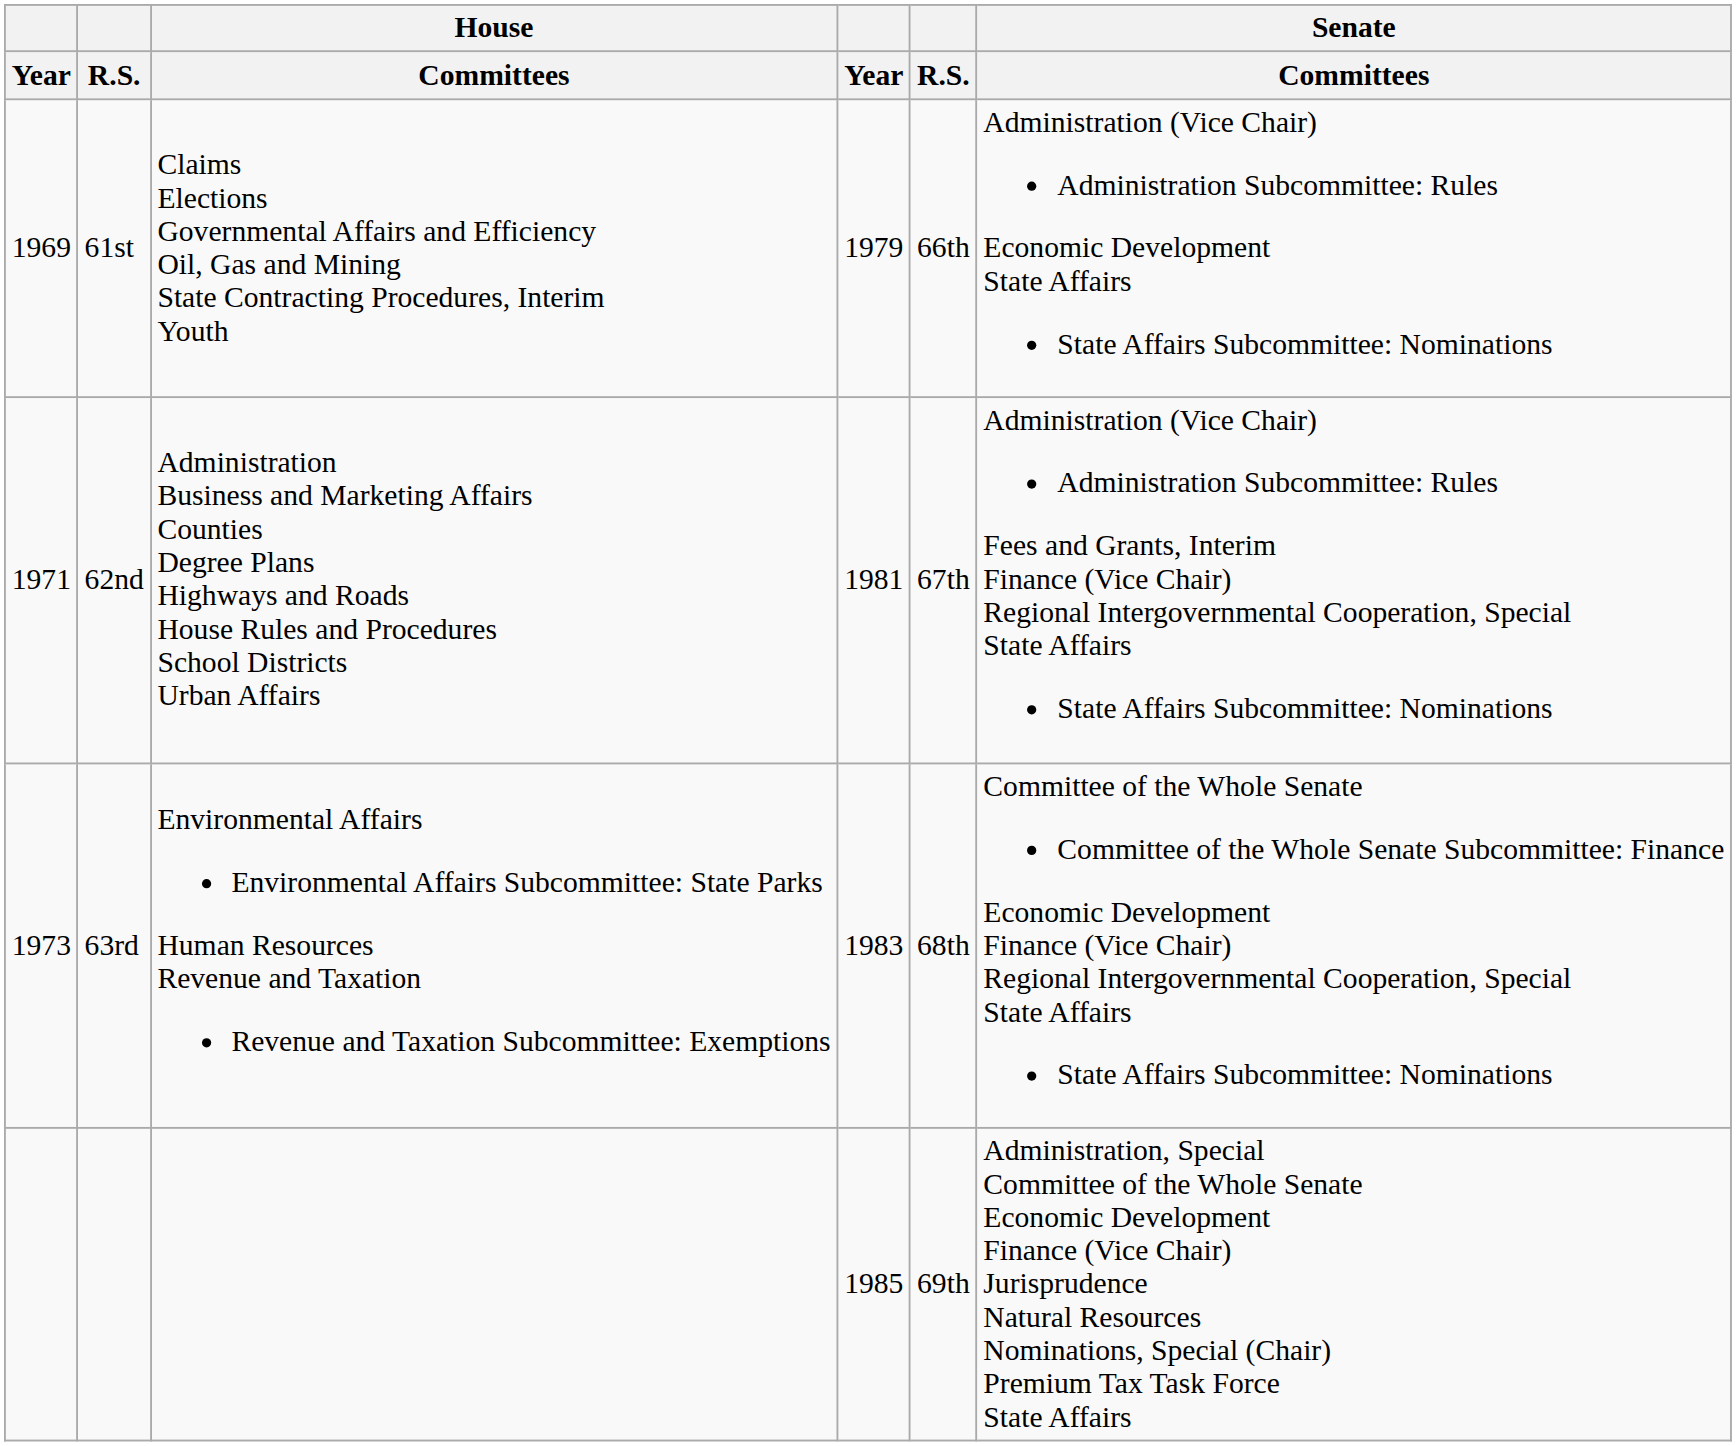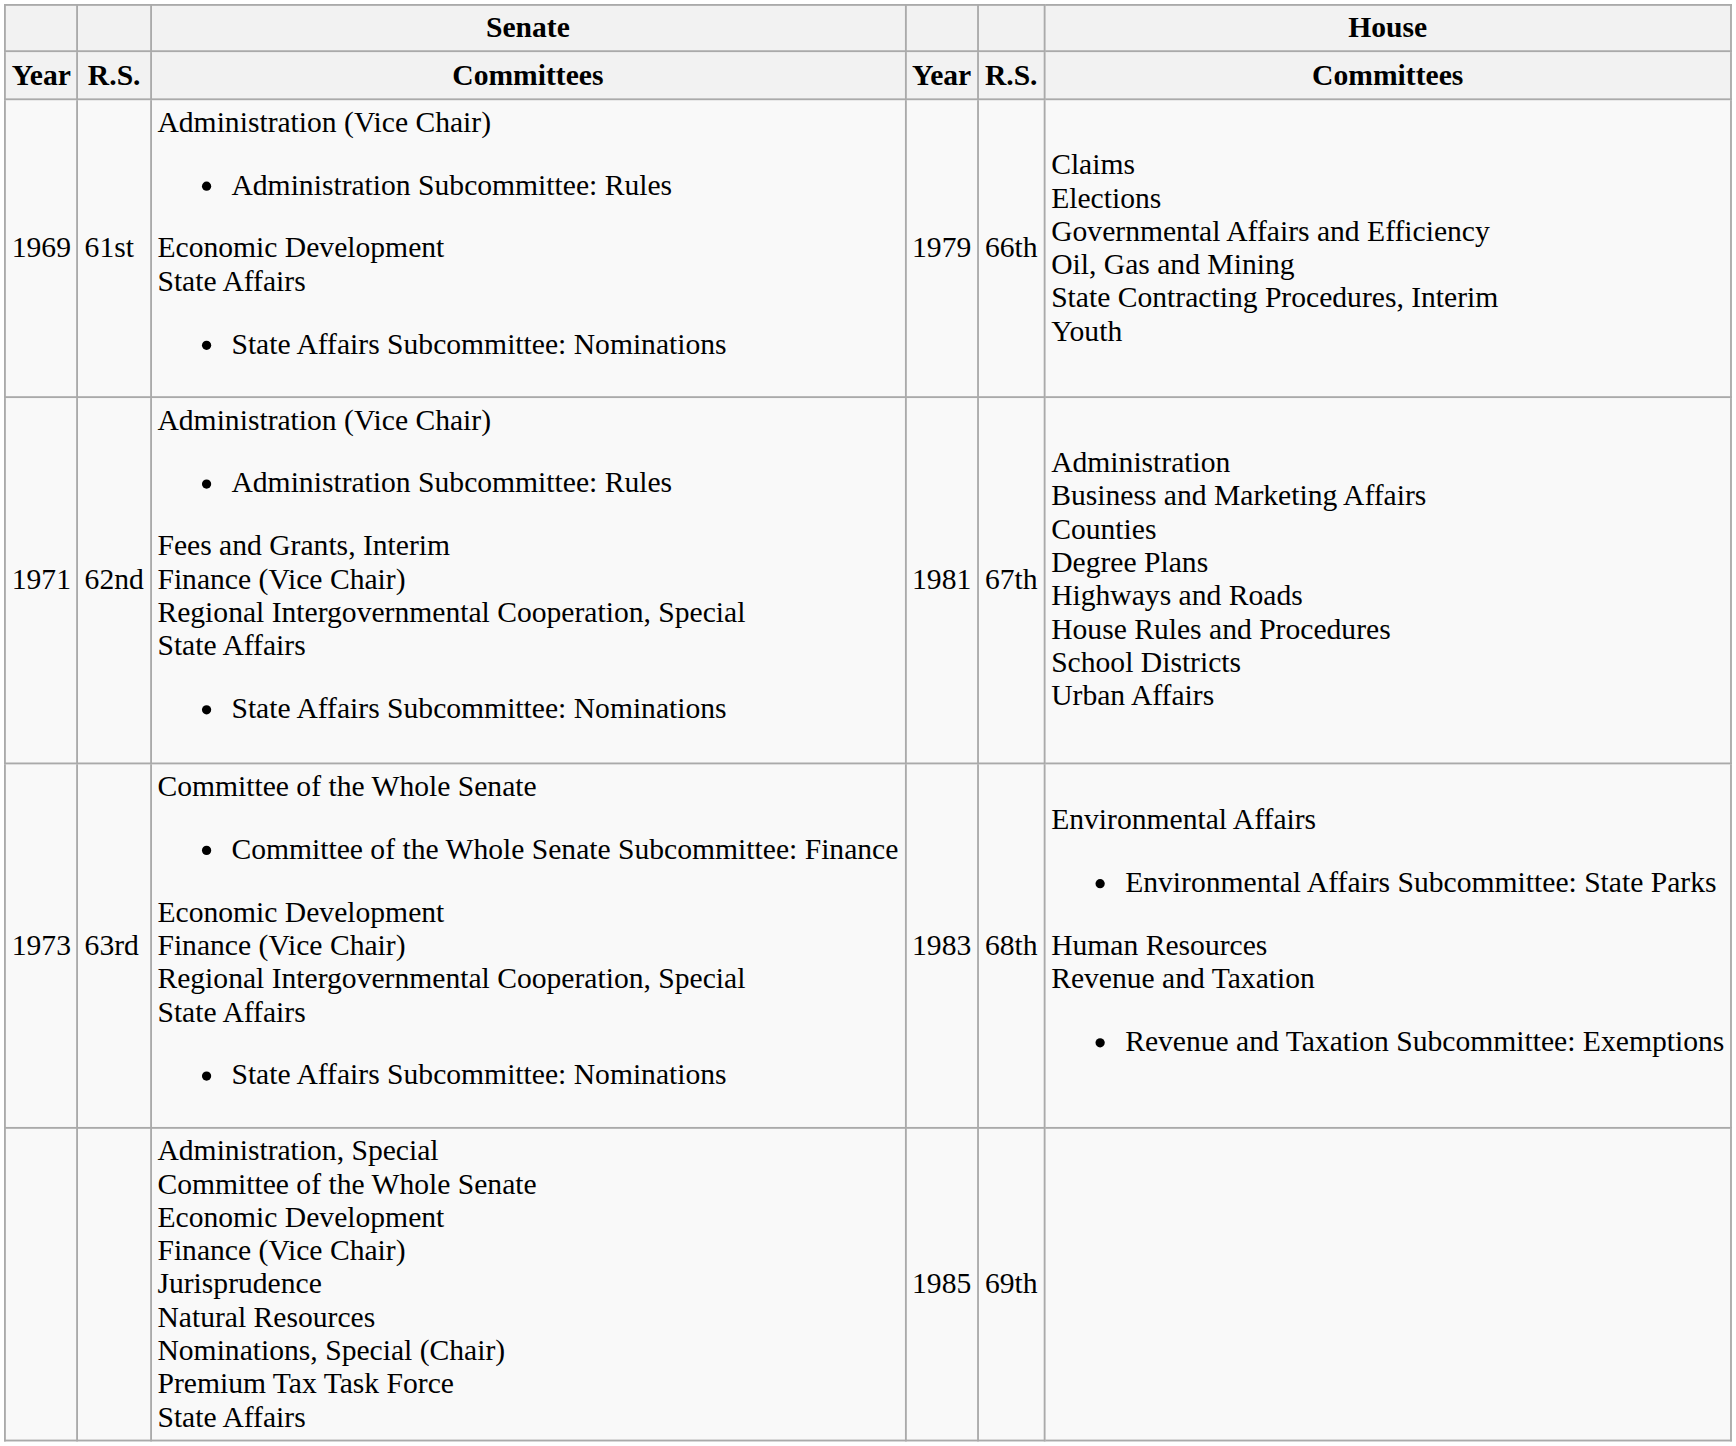columns swapped: (494, 74) <-> (1354, 74)
